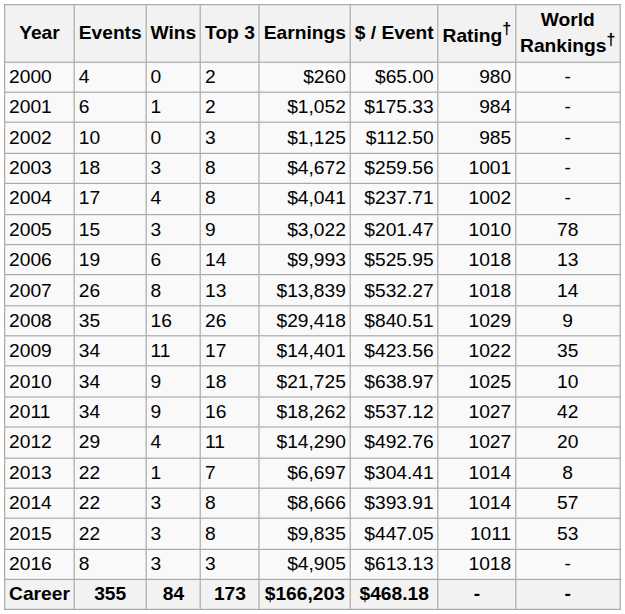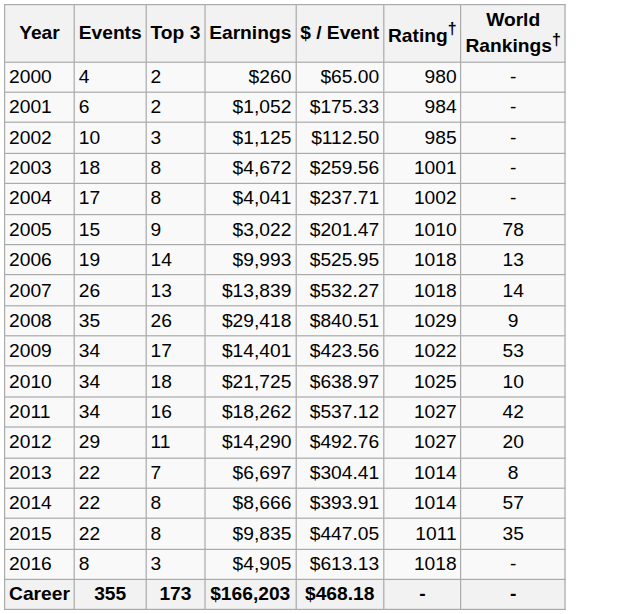- column: (173, 33)
(568, 351) 35 -> (513, 351) 53
(568, 533) 53 -> (513, 533) 35
